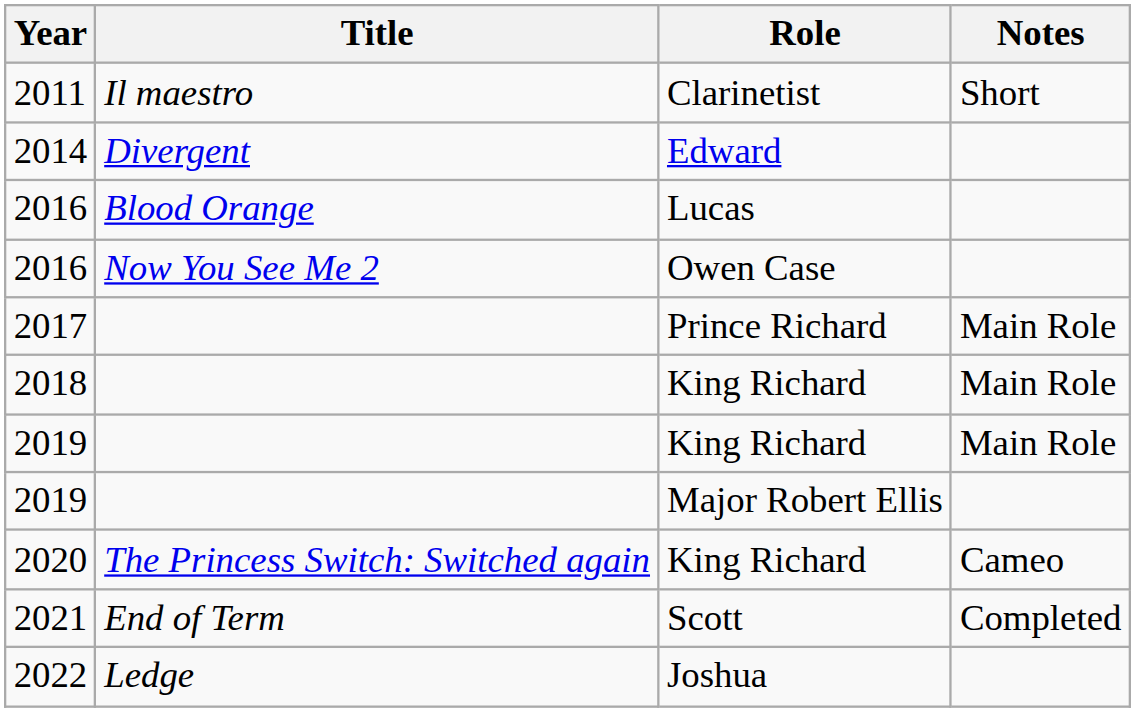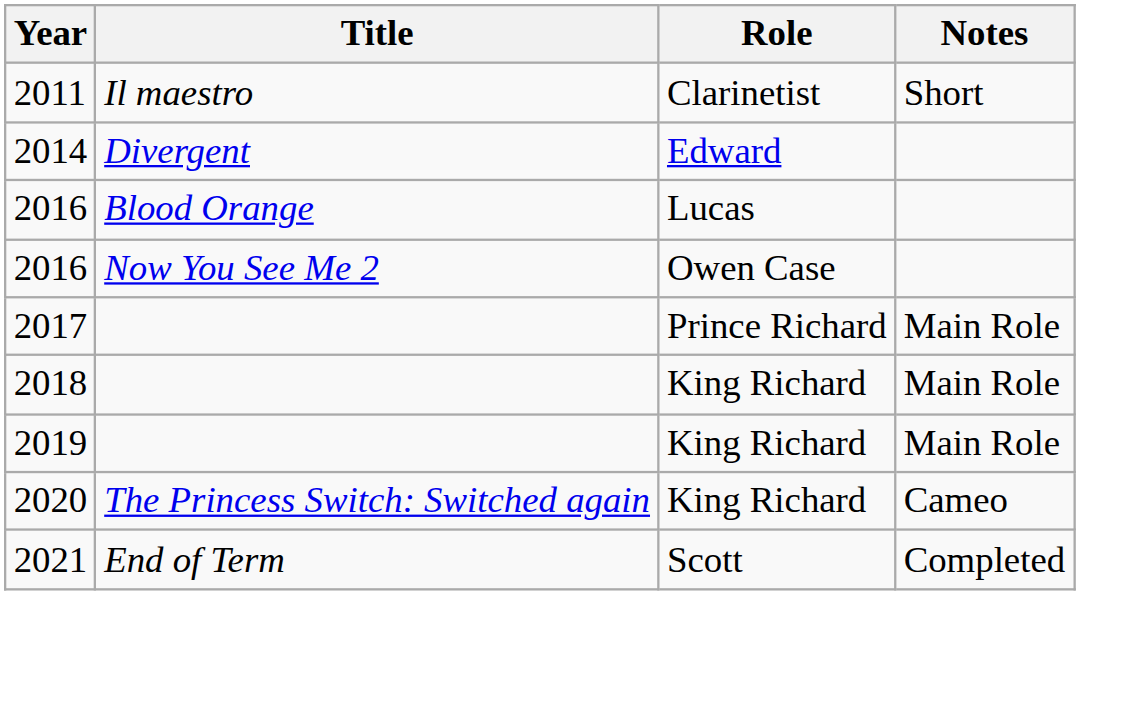- row: (50, 500)
- row: (50, 675)
